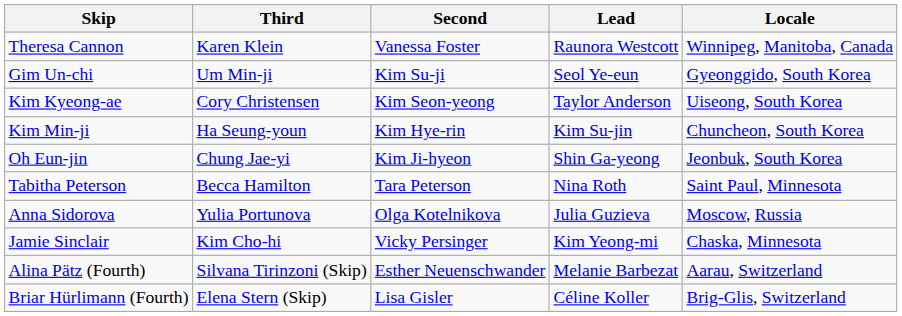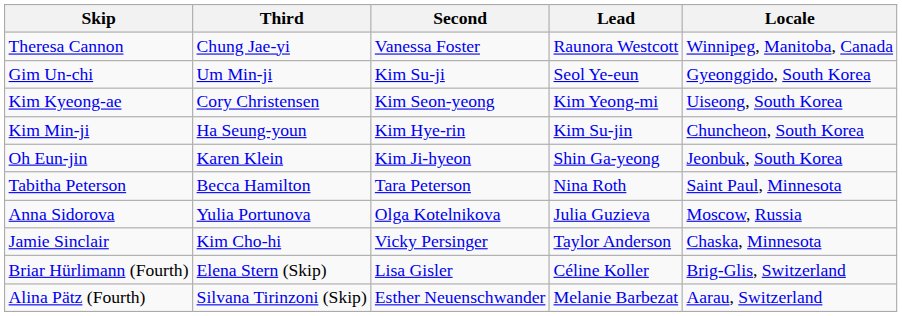(240, 46) Karen Klein -> (243, 46) Chung Jae-yi
(612, 102) Taylor Anderson -> (606, 102) Kim Yeong-mi
(243, 158) Chung Jae-yi -> (240, 158) Karen Klein
(606, 241) Kim Yeong-mi -> (612, 241) Taylor Anderson
rows swapped: (99, 297) <-> (77, 269)
